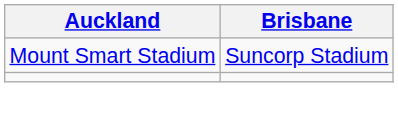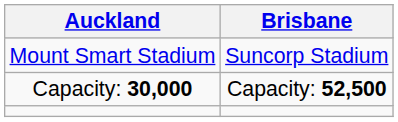+ row: (112, 88)
